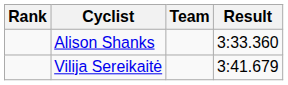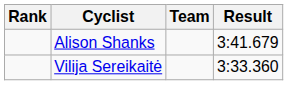(248, 42) 3:33.360 -> (248, 42) 3:41.679
(248, 67) 3:41.679 -> (248, 67) 3:33.360
